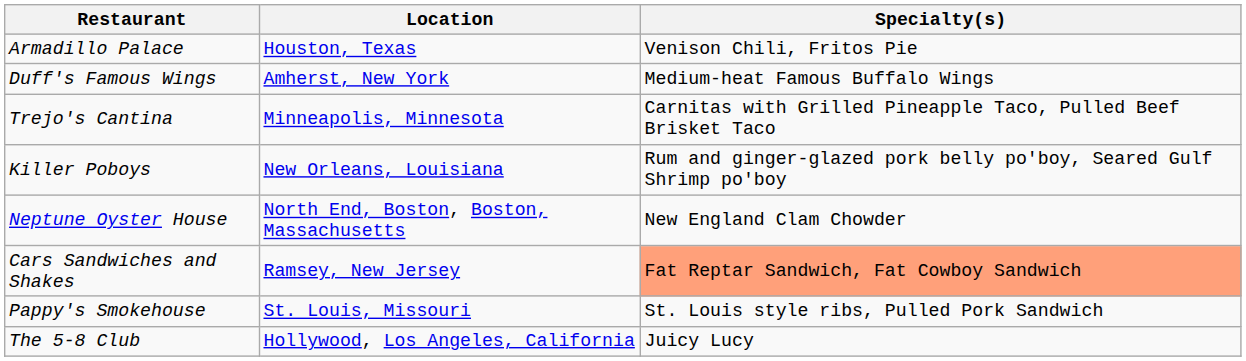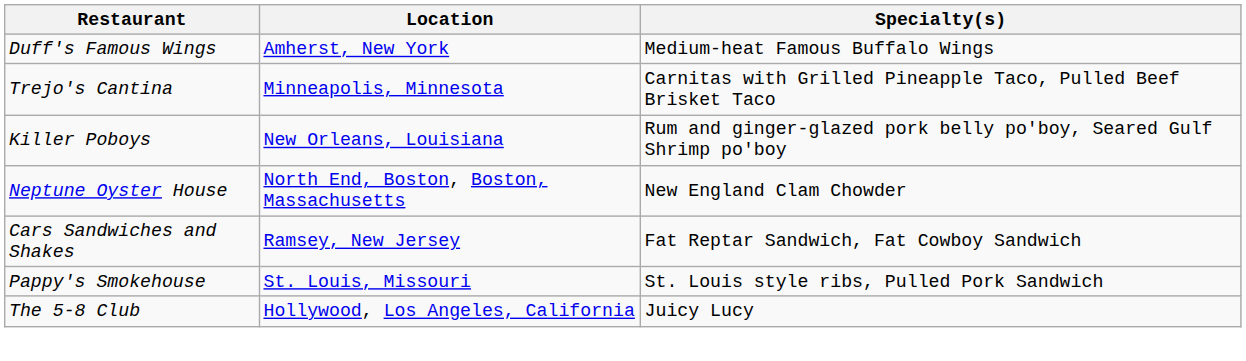- row: (96, 49)
(863, 271) lightsalmon background -> (863, 241) no background
